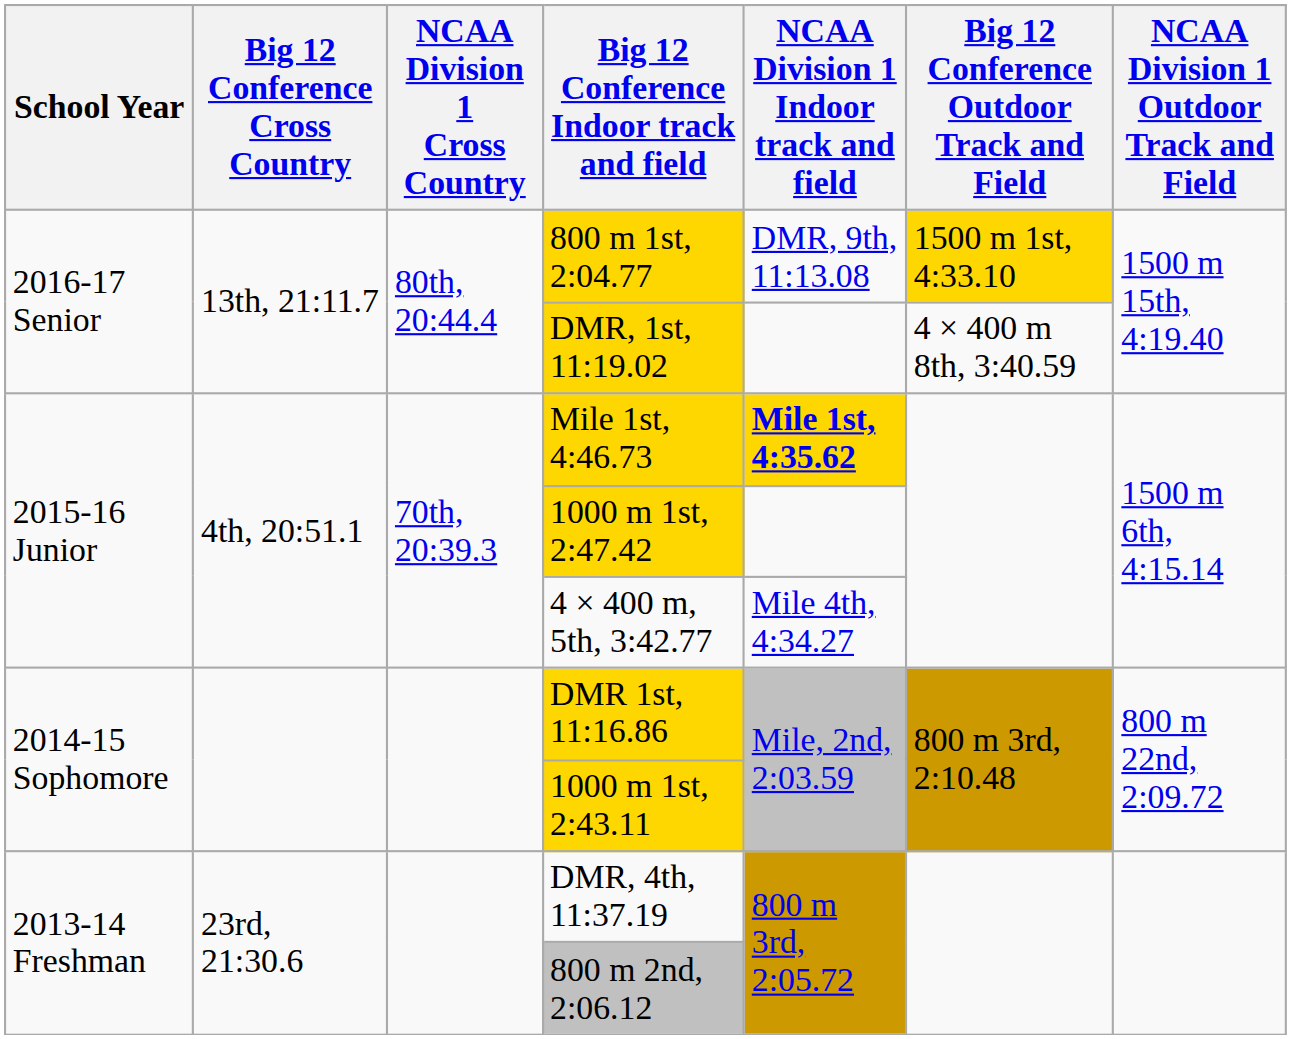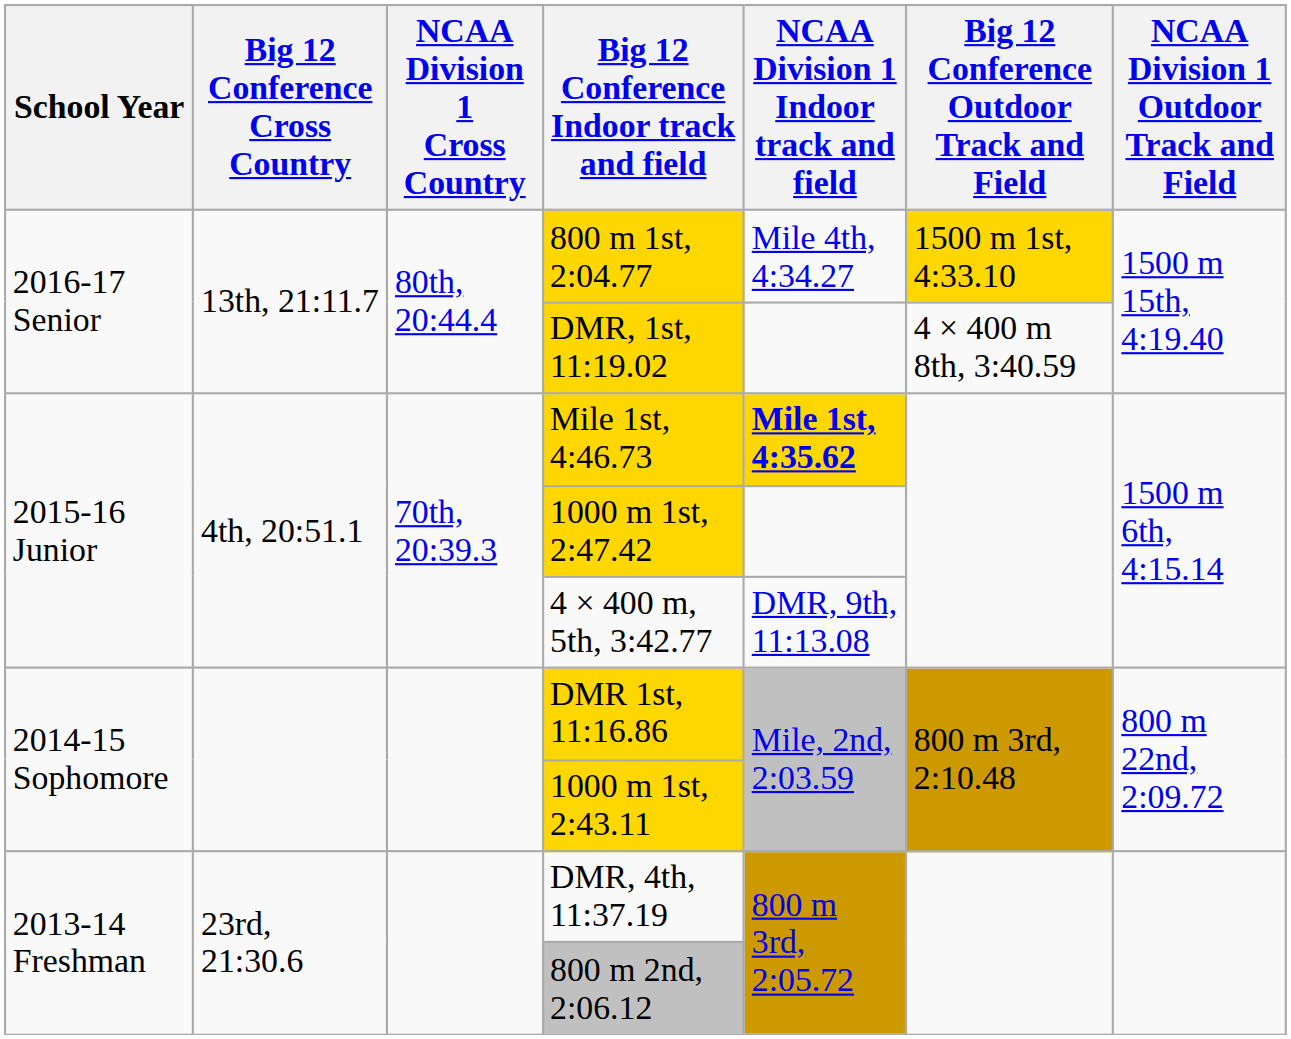(824, 255) DMR, 9th, 11:13.08 -> (814, 255) Mile 4th, 4:34.27
(814, 621) Mile 4th, 4:34.27 -> (824, 621) DMR, 9th, 11:13.08
